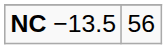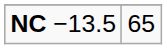(141, 24) 56 -> (141, 24) 65
